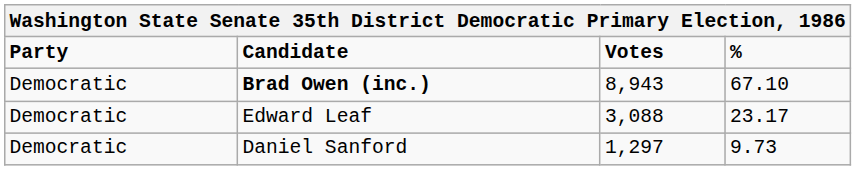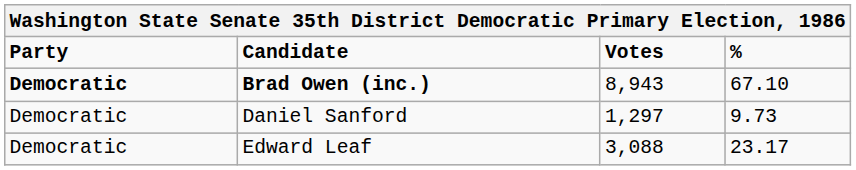(68, 85) normal -> (68, 85) bold
rows swapped: (307, 117) <-> (325, 149)
